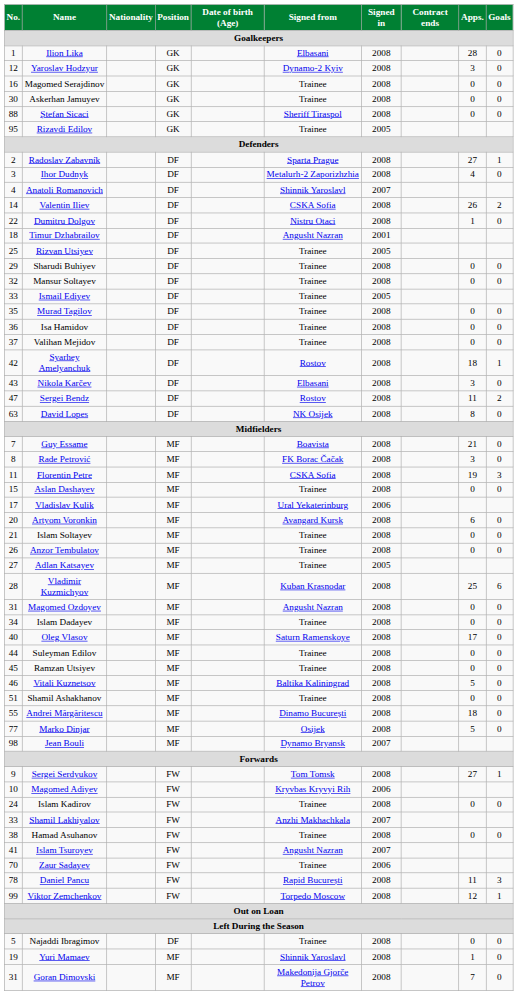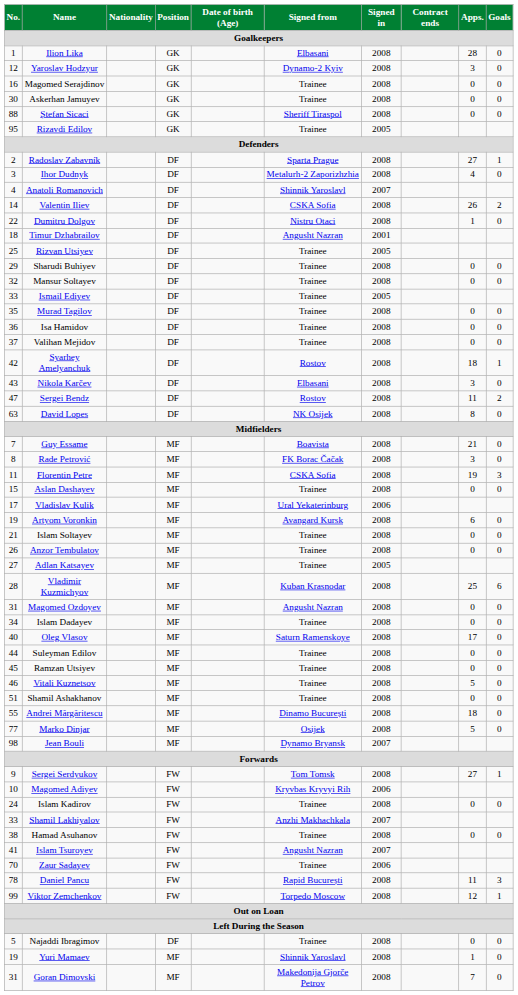(13, 520) 20 -> (13, 520) 19
(313, 683) Baltika Kaliningrad -> (313, 683) Trainee
